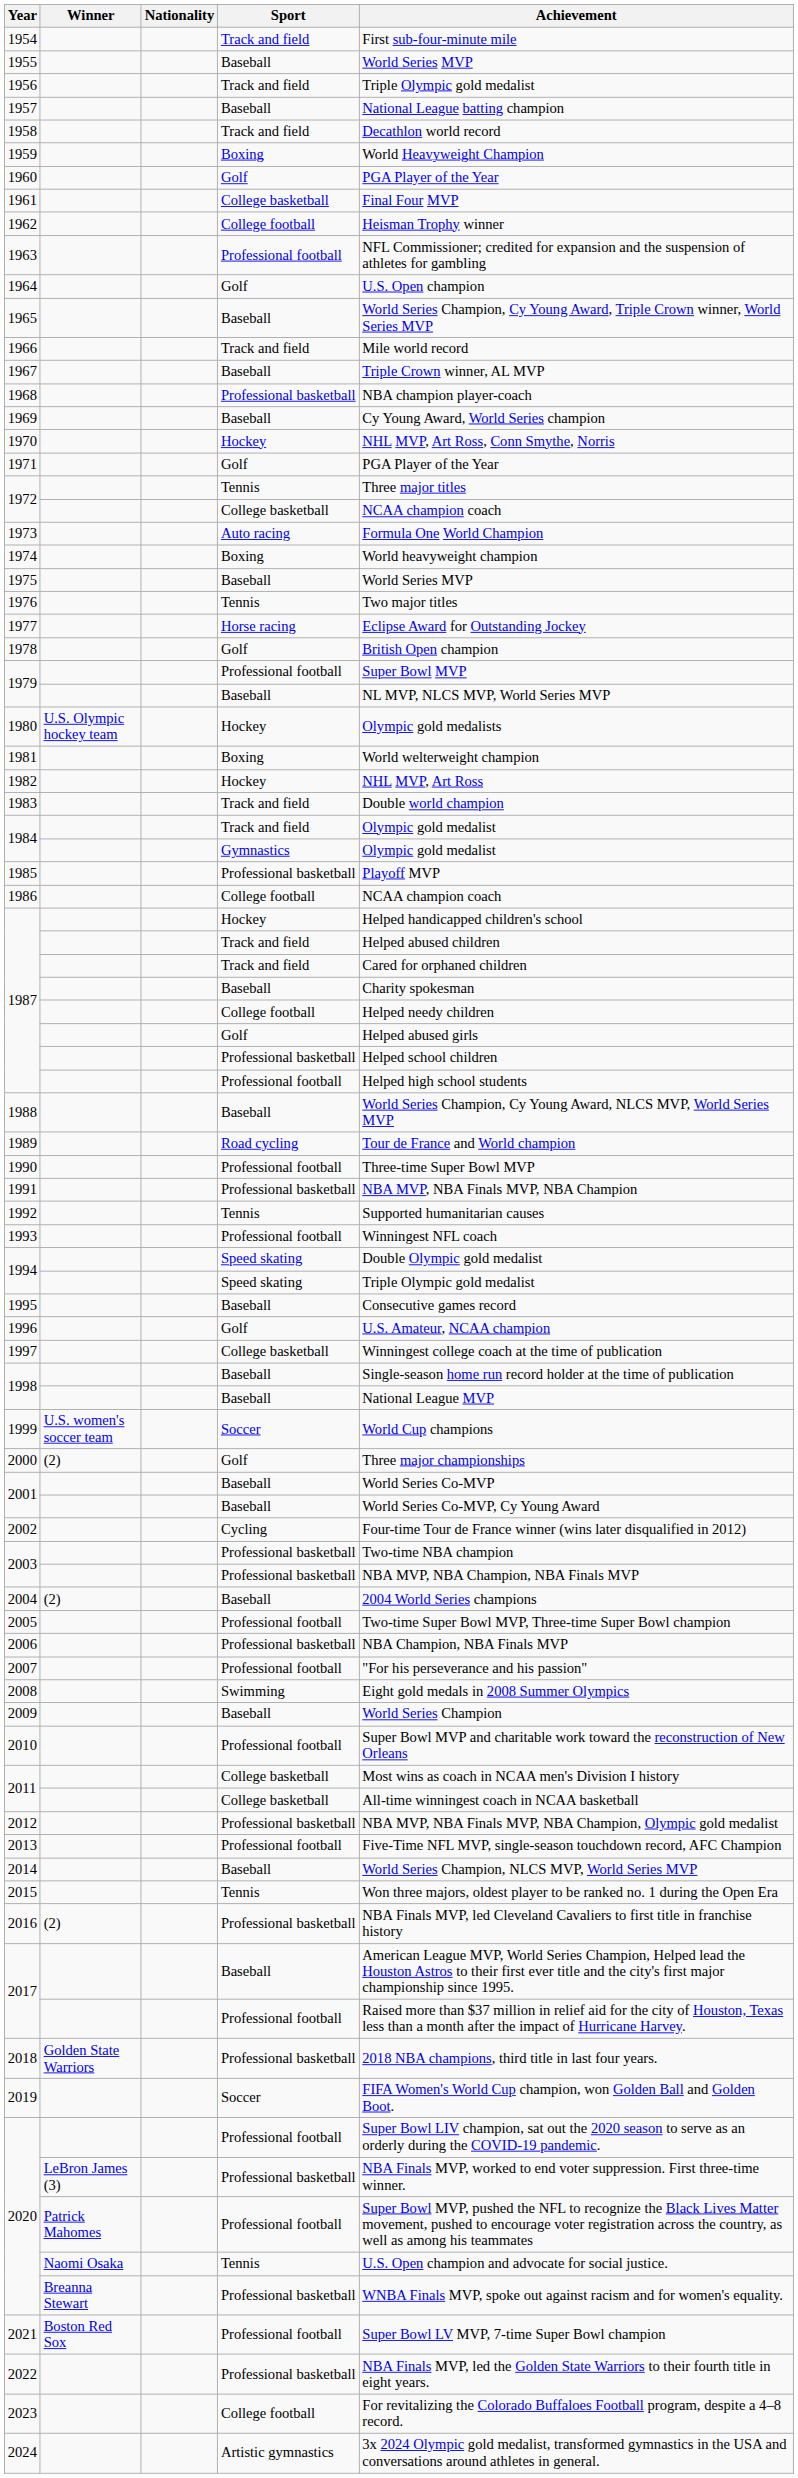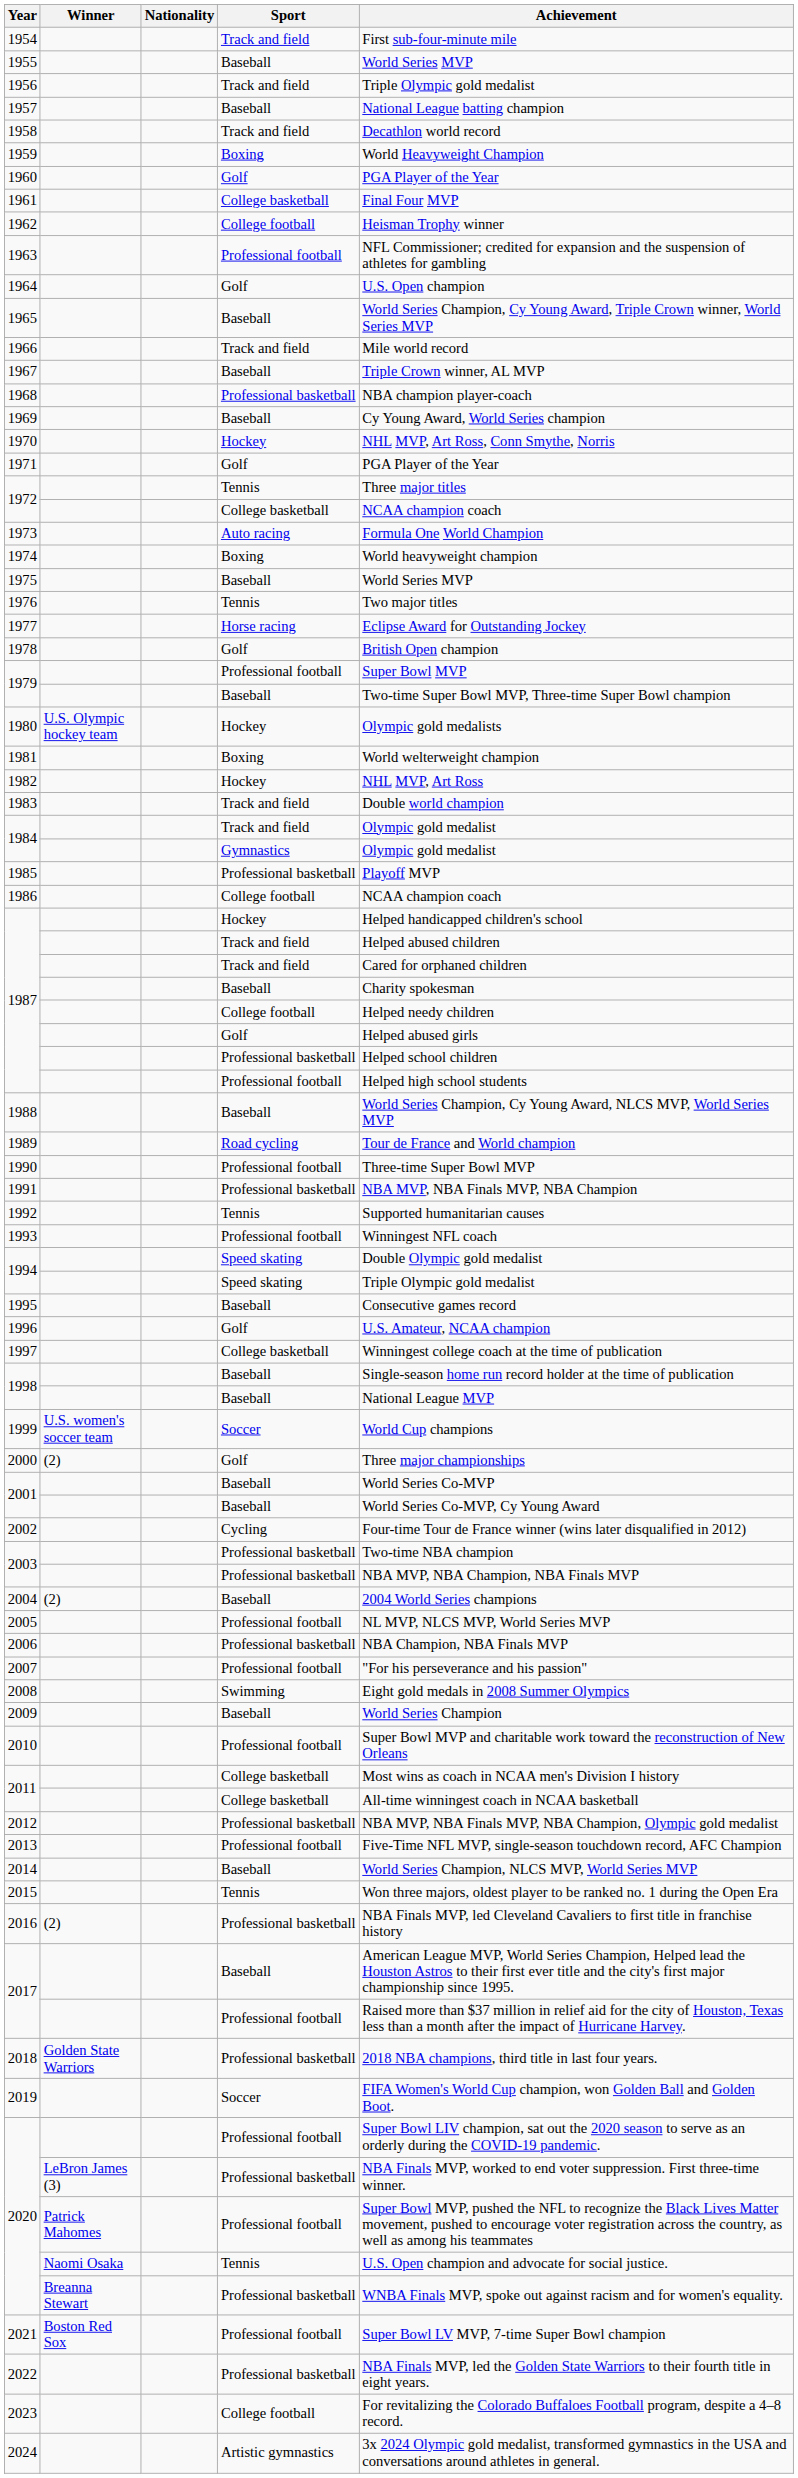(486, 695) NL MVP, NLCS MVP, World Series MVP -> (546, 695) Two-time Super Bowl MVP, Three-time Super Bowl champion
(546, 1621) Two-time Super Bowl MVP, Three-time Super Bowl champion -> (486, 1621) NL MVP, NLCS MVP, World Series MVP
